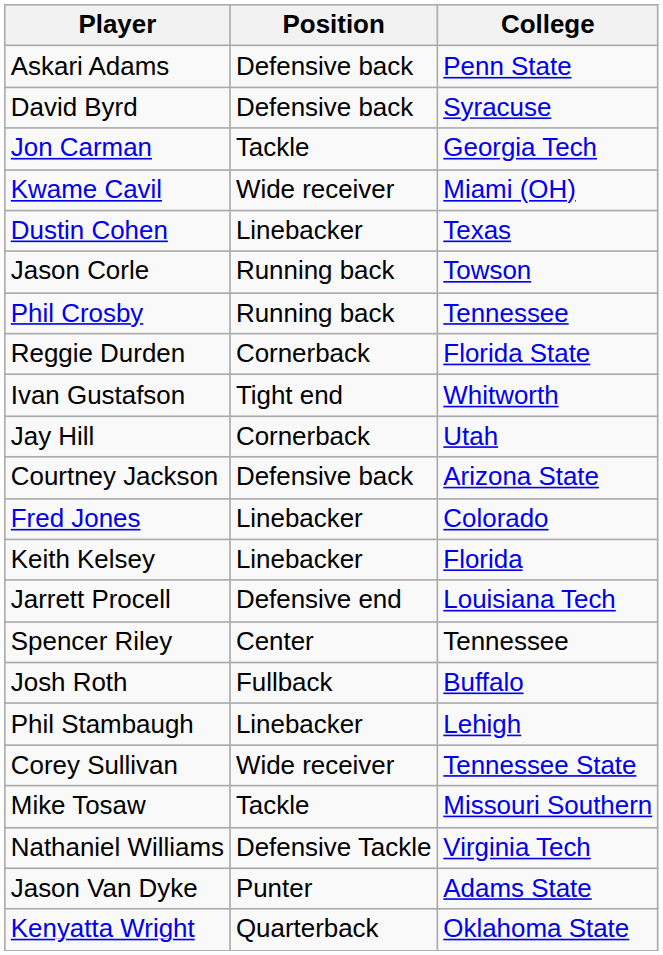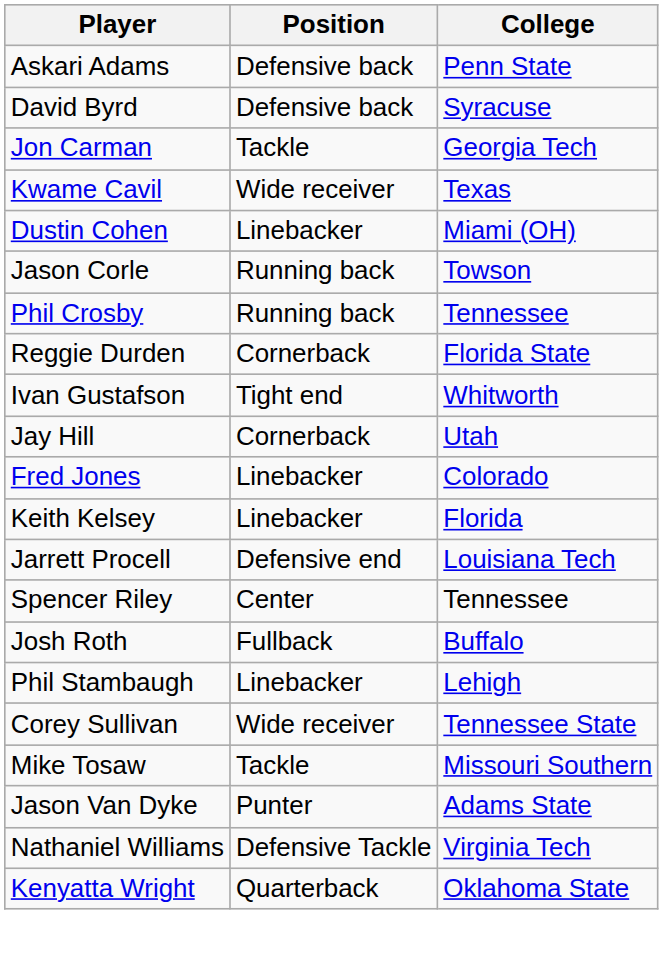(510, 189) Miami (OH) -> (477, 189) Texas
(477, 230) Texas -> (510, 230) Miami (OH)
- row: (115, 477)
rows swapped: (104, 888) <-> (117, 847)
